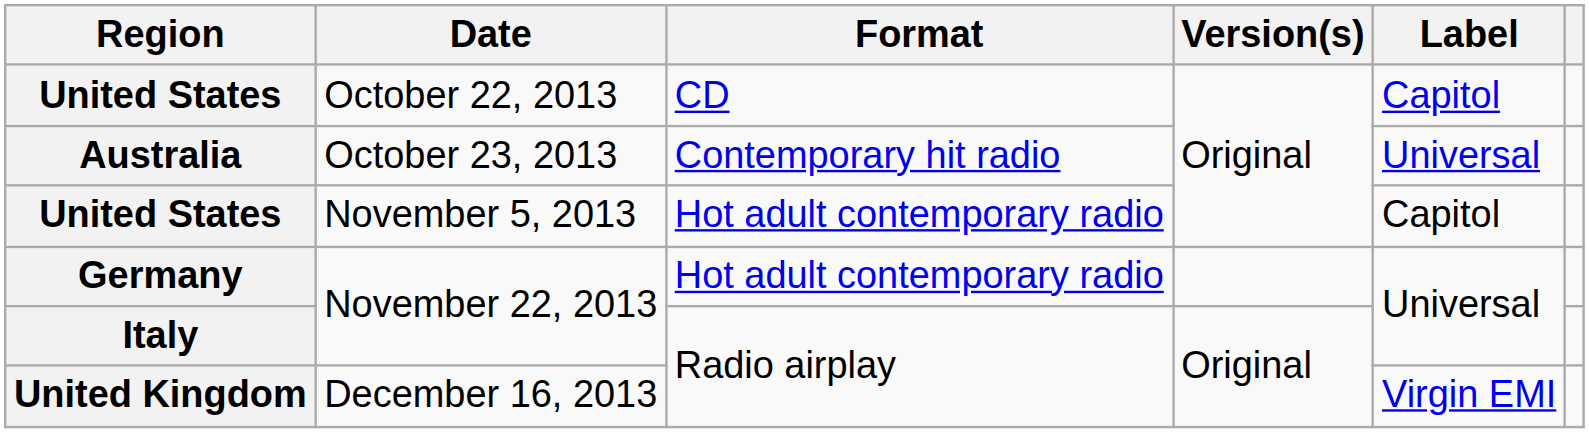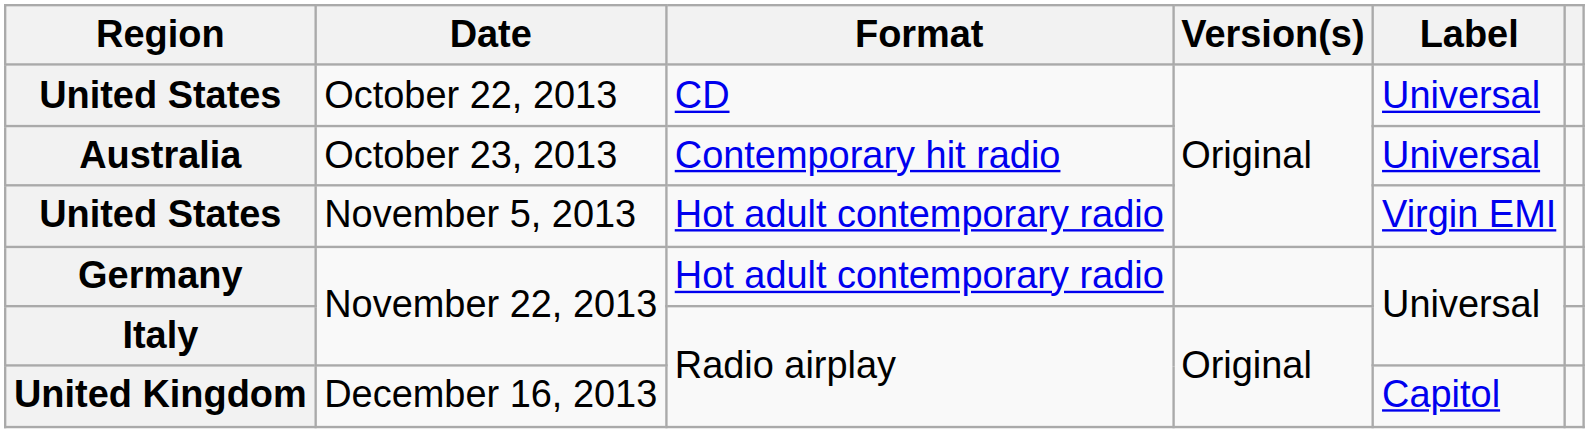(1441, 94) Capitol -> (1461, 94) Universal
(1441, 214) Capitol -> (1469, 214) Virgin EMI
(1469, 395) Virgin EMI -> (1441, 395) Capitol
